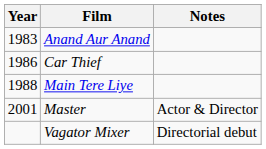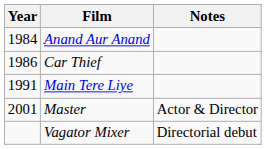(23, 39) 1983 -> (23, 39) 1984
(23, 86) 1988 -> (23, 86) 1991
